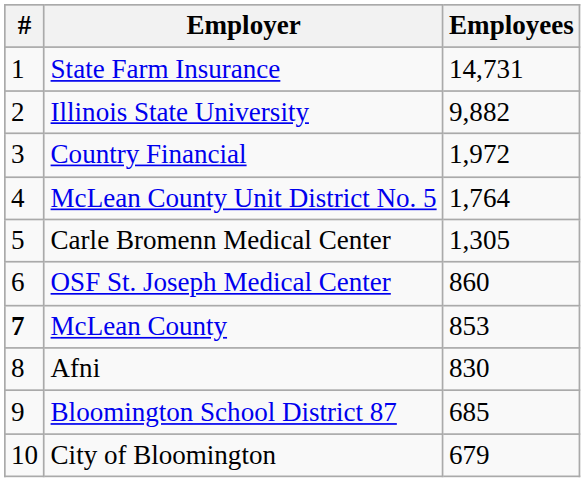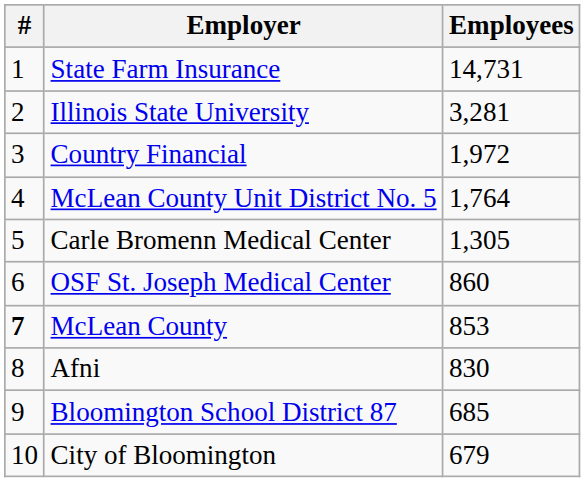(479, 111) 9,882 -> (479, 111) 3,281
